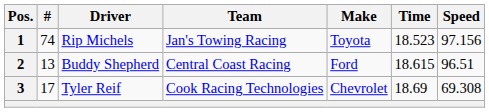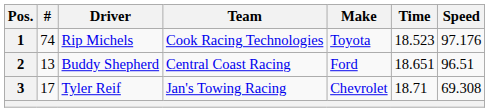(226, 40) Jan's Towing Racing -> (245, 40) Cook Racing Technologies
(461, 40) 97.156 -> (461, 40) 97.176
(414, 64) 18.615 -> (414, 64) 18.651
(245, 88) Cook Racing Technologies -> (226, 88) Jan's Towing Racing
(411, 88) 18.69 -> (411, 88) 18.71
